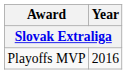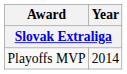(105, 58) 2016 -> (105, 58) 2014
